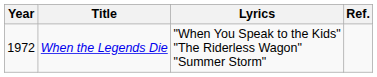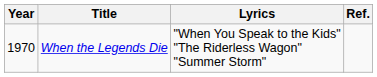(21, 48) 1972 -> (21, 48) 1970
